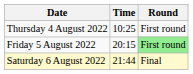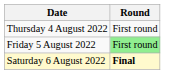- column: (124, 12)
(151, 61) normal -> (124, 61) bold
